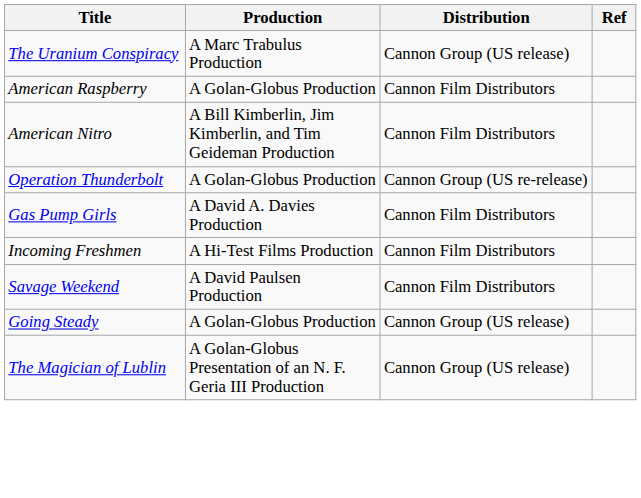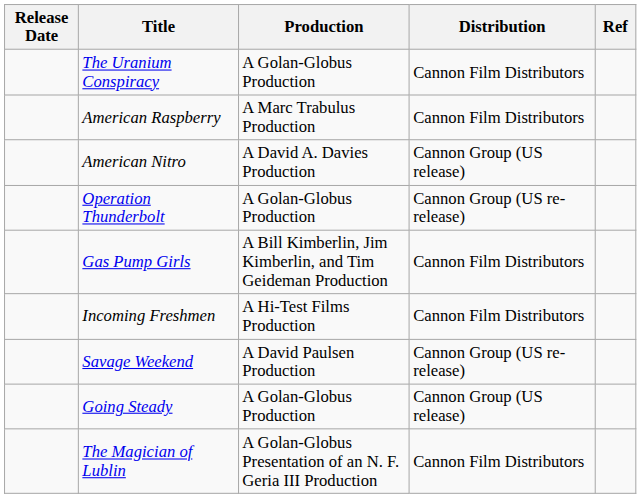+ column: (42, 27)
(245, 53) A Marc Trabulus Production -> (297, 72) A Golan-Globus Production
(477, 53) Cannon Group (US release) -> (499, 72) Cannon Film Distributors
(282, 89) A Golan-Globus Production -> (299, 117) A Marc Trabulus Production
(262, 134) A Bill Kimberlin, Jim Kimberlin, and Tim Geideman Production -> (305, 162) A David A. Davies Production
(469, 134) Cannon Film Distributors -> (478, 162) Cannon Group (US release)
(252, 215) A David A. Davies Production -> (315, 261) A Bill Kimberlin, Jim Kimberlin, and Tim Geideman Production
(469, 286) Cannon Film Distributors -> (489, 361) Cannon Group (US re-release)
(477, 367) Cannon Group (US release) -> (499, 461) Cannon Film Distributors
